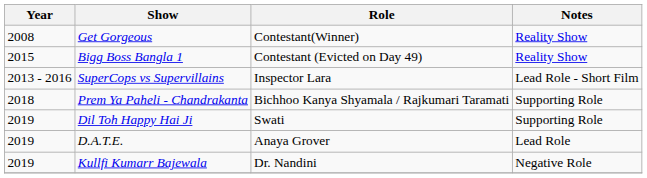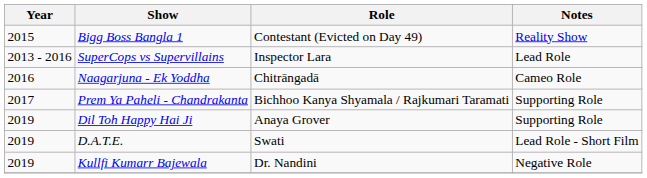- row: (115, 36)
(577, 78) Lead Role - Short Film -> (543, 57) Lead Role
+ row: (144, 78)
(21, 99) 2018 -> (21, 99) 2017
(269, 120) Swati -> (292, 120) Anaya Grover
(292, 141) Anaya Grover -> (269, 141) Swati
(543, 141) Lead Role -> (577, 141) Lead Role - Short Film
